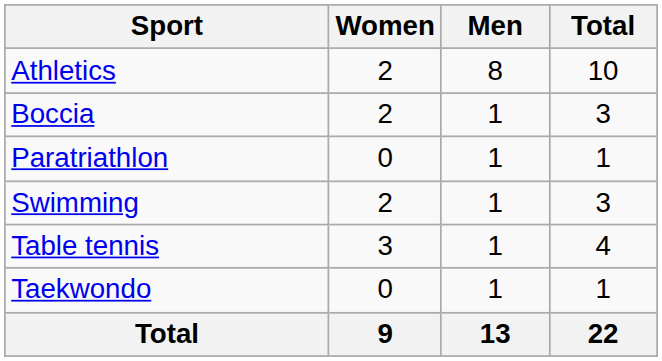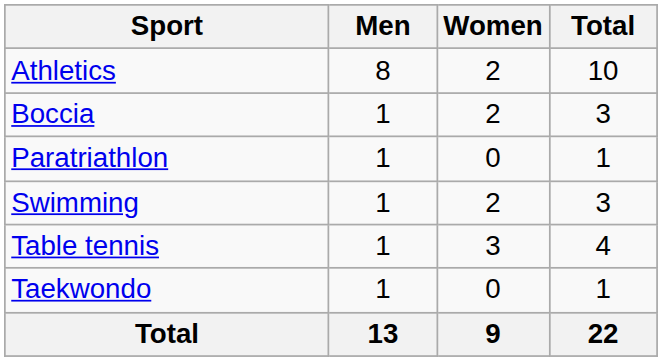columns swapped: (495, 26) <-> (385, 26)
